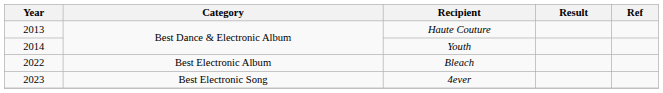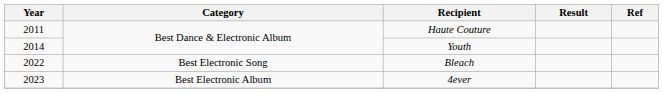(34, 29) 2013 -> (34, 29) 2011
(223, 63) Best Electronic Album -> (223, 63) Best Electronic Song
(223, 79) Best Electronic Song -> (223, 79) Best Electronic Album
